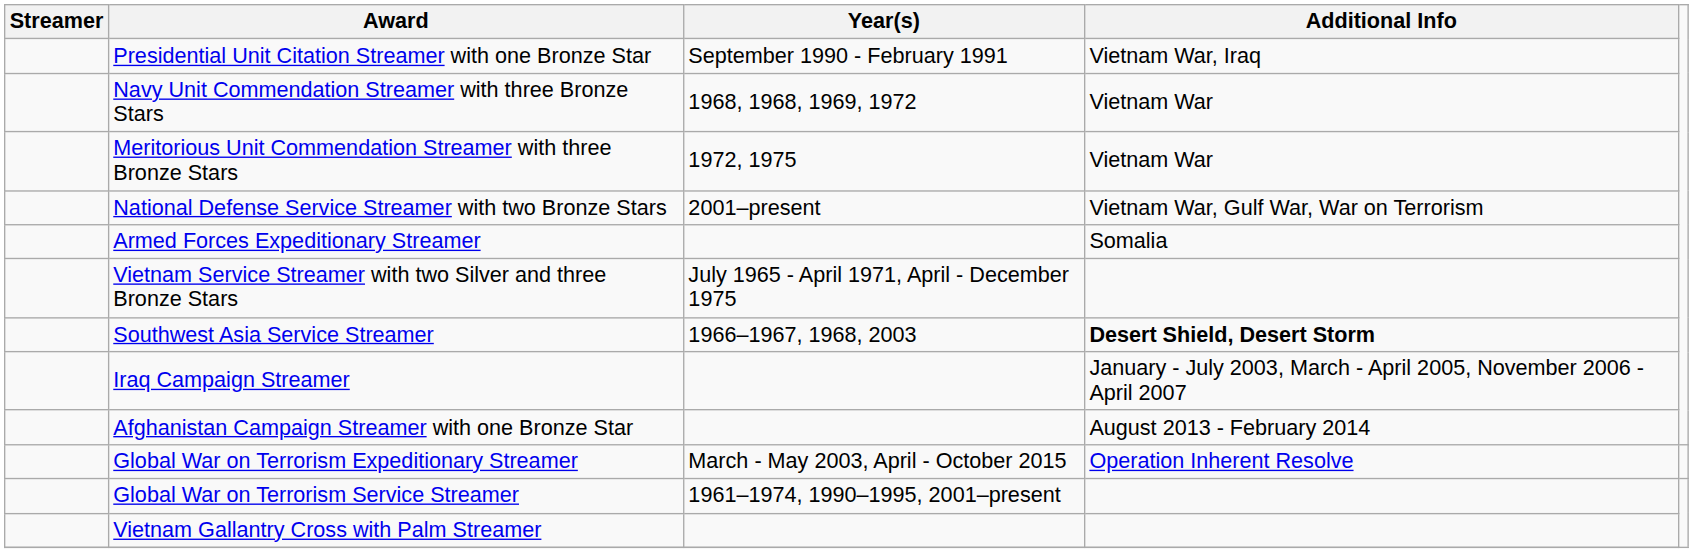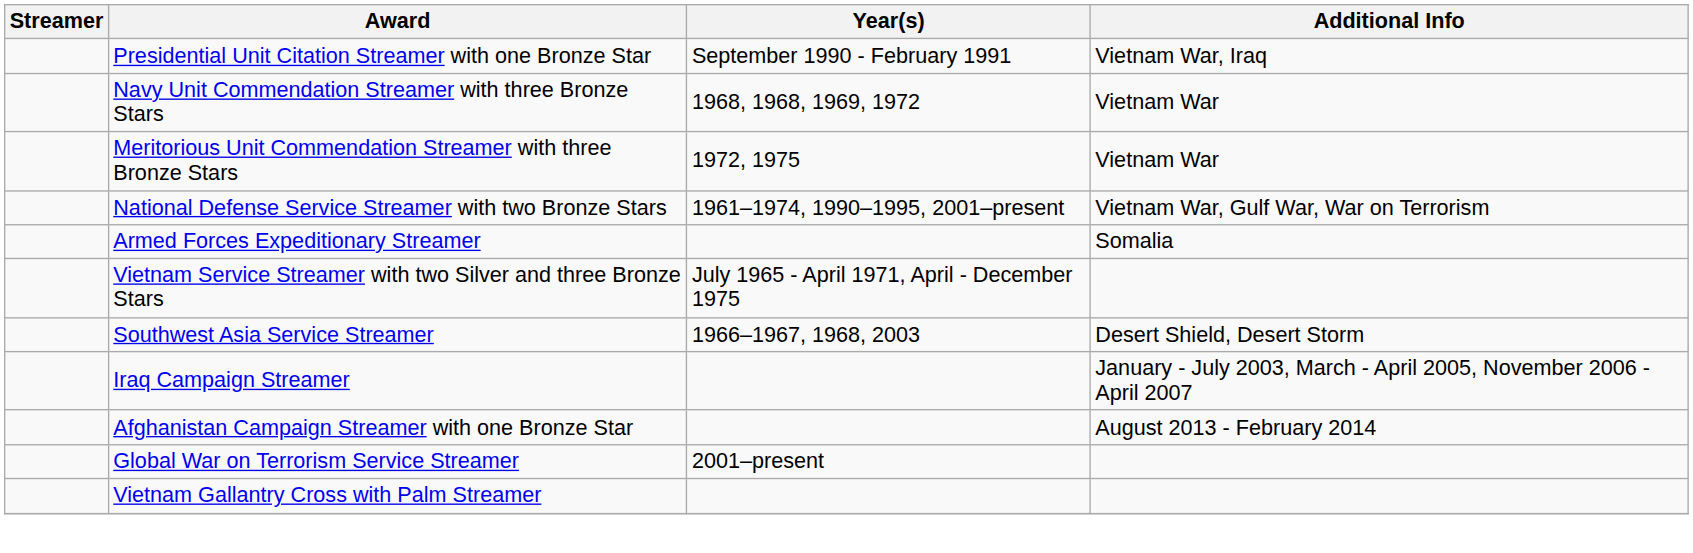(754, 207) 2001–present -> (878, 207) 1961–1974, 1990–1995, 2001–present
(1232, 334) bold -> (1230, 334) normal
- row: (346, 461)
(875, 495) 1961–1974, 1990–1995, 2001–present -> (758, 461) 2001–present
